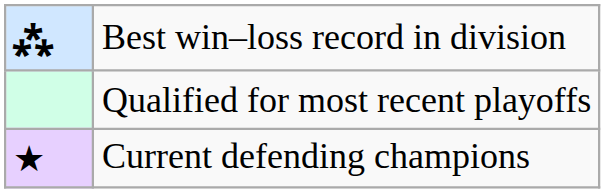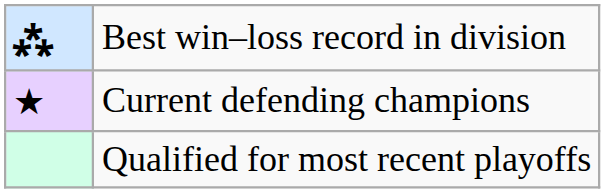rows swapped: (316, 157) <-> (347, 99)
